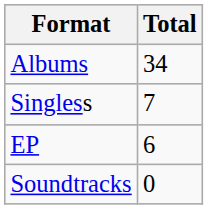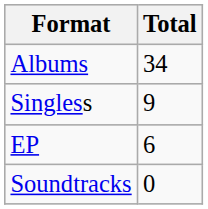(149, 103) 7 -> (149, 103) 9
